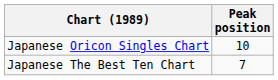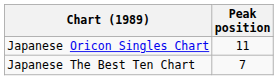(243, 46) 10 -> (243, 46) 11
